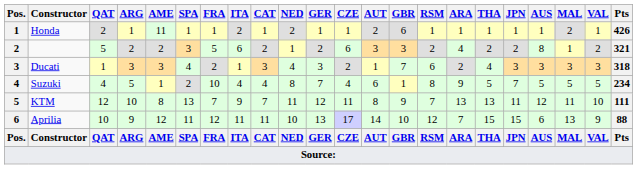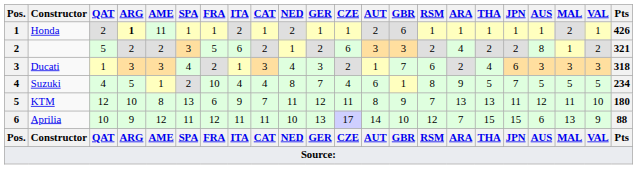(131, 30) normal -> (131, 30) bold
(516, 66) 3 -> (516, 66) 6
(214, 101) 7 -> (214, 101) 6
(622, 101) 111 -> (622, 101) 180
